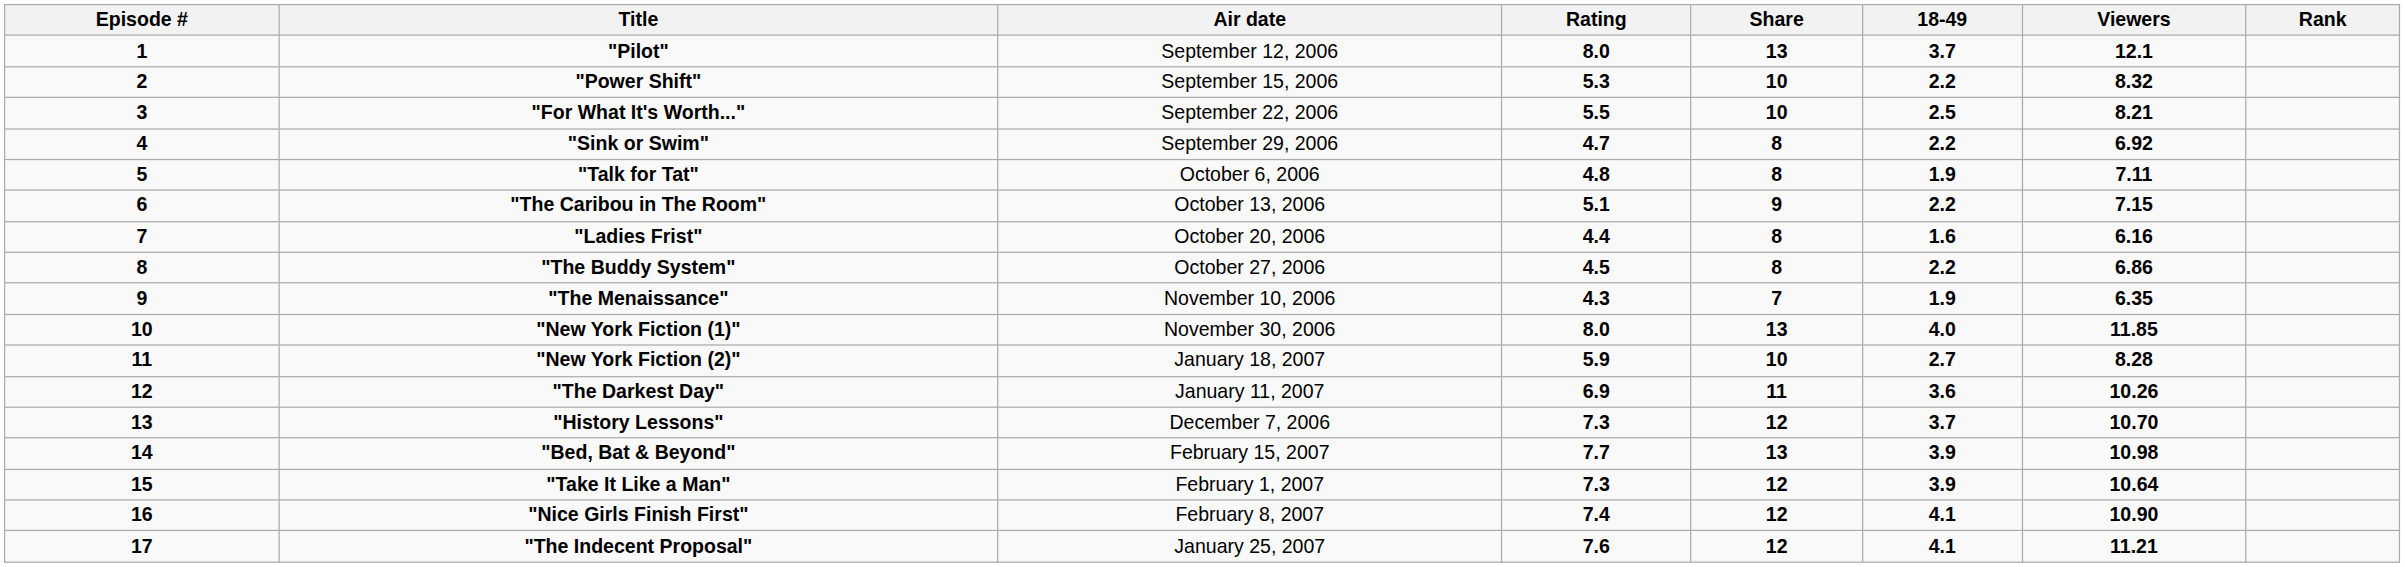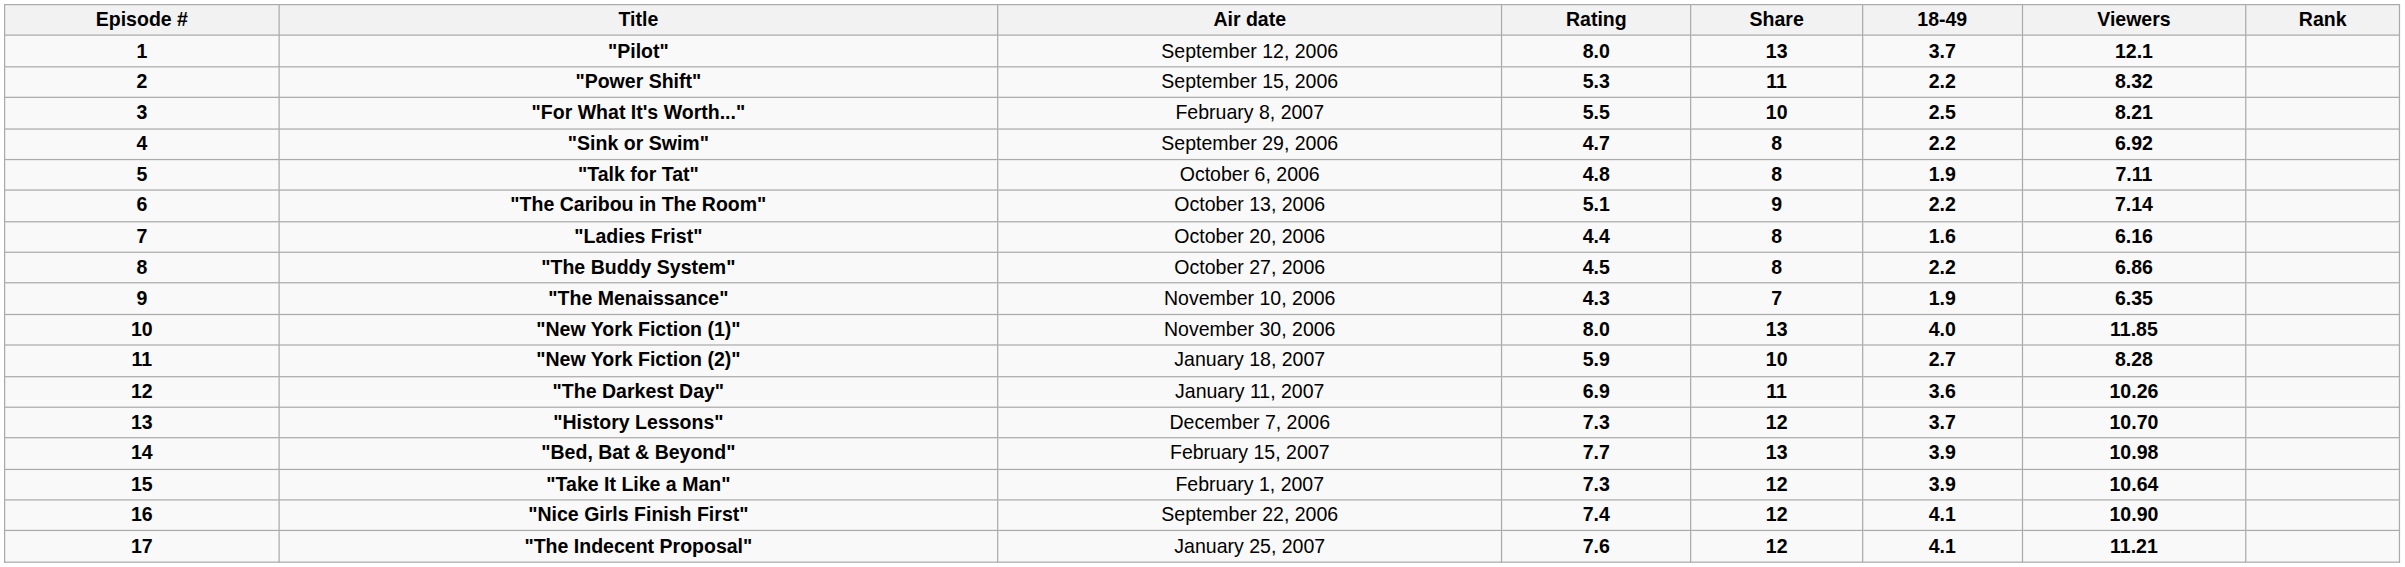(1777, 81) 10 -> (1777, 81) 11
(1250, 112) September 22, 2006 -> (1250, 112) February 8, 2007
(2134, 205) 7.15 -> (2134, 205) 7.14
(1250, 515) February 8, 2007 -> (1250, 515) September 22, 2006
